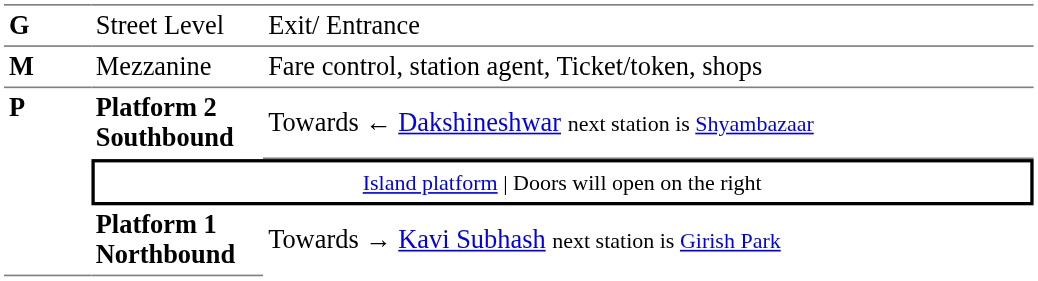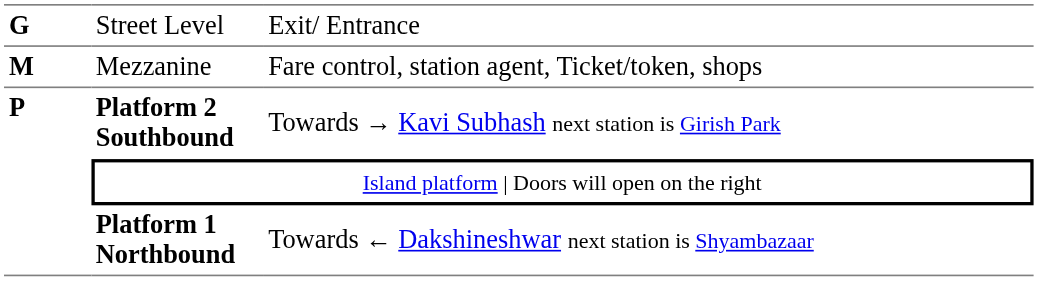(541, 122) Towards ← Dakshineshwar next station is Shyambazaar -> (524, 122) Towards → Kavi Subhash next station is Girish Park
(524, 239) Towards → Kavi Subhash next station is Girish Park -> (541, 239) Towards ← Dakshineshwar next station is Shyambazaar
